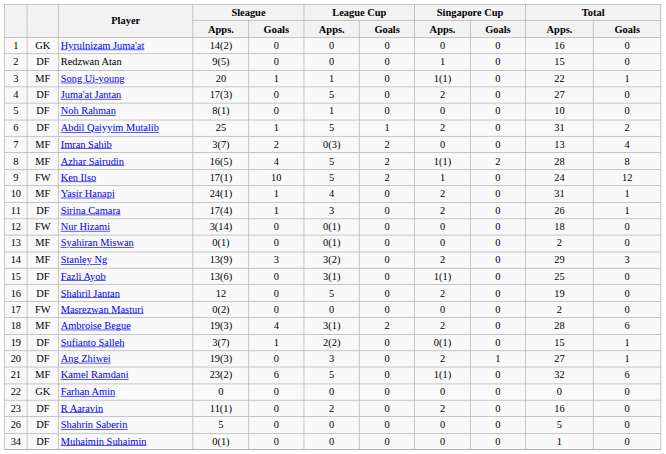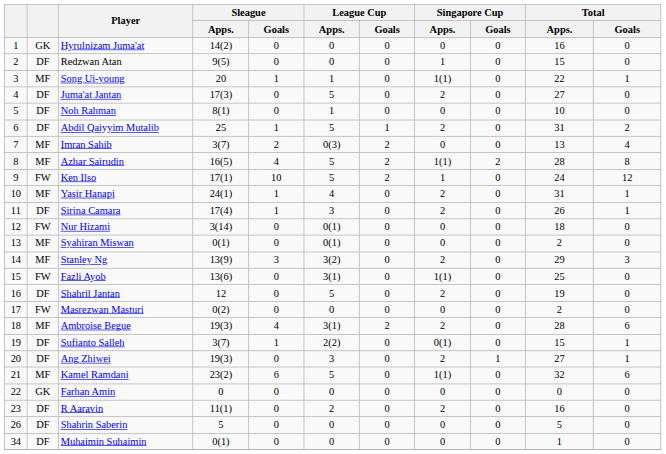(43, 276) DF -> (43, 276) FW
